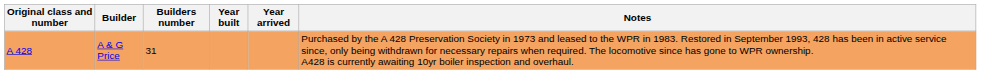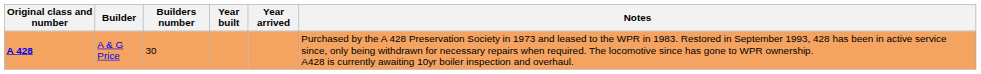(19, 50) normal -> (20, 50) bold
(151, 50) 31 -> (151, 50) 30
